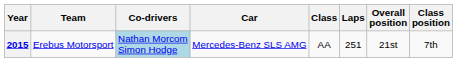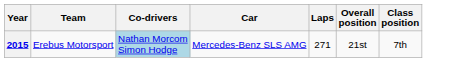- column: (324, 18)
(353, 44) 251 -> (323, 44) 271
